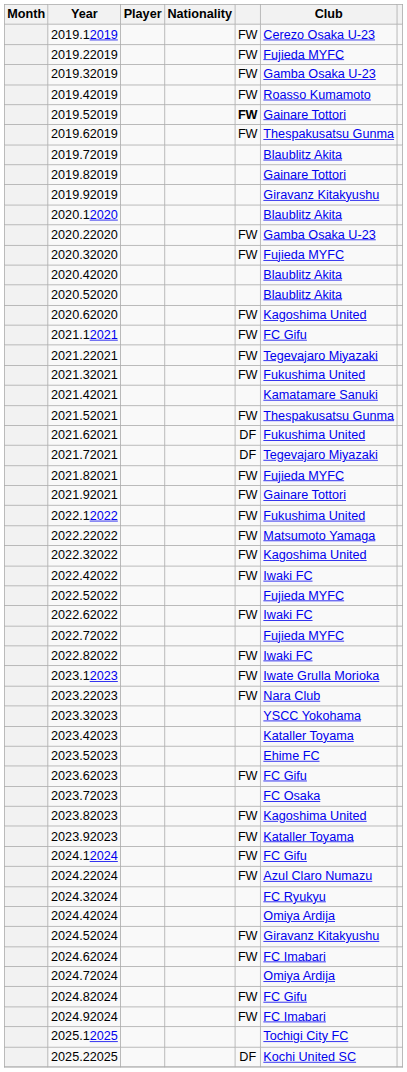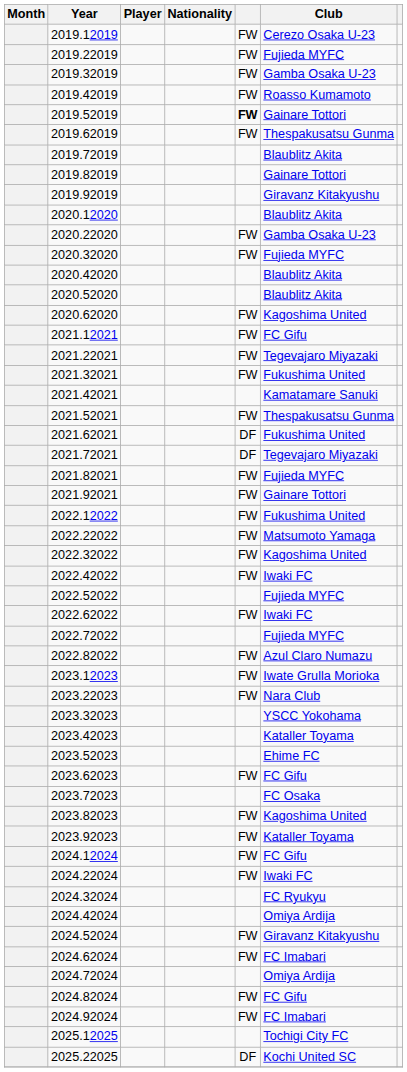(288, 656) Iwaki FC -> (318, 656) Azul Claro Numazu
(318, 876) Azul Claro Numazu -> (288, 876) Iwaki FC
